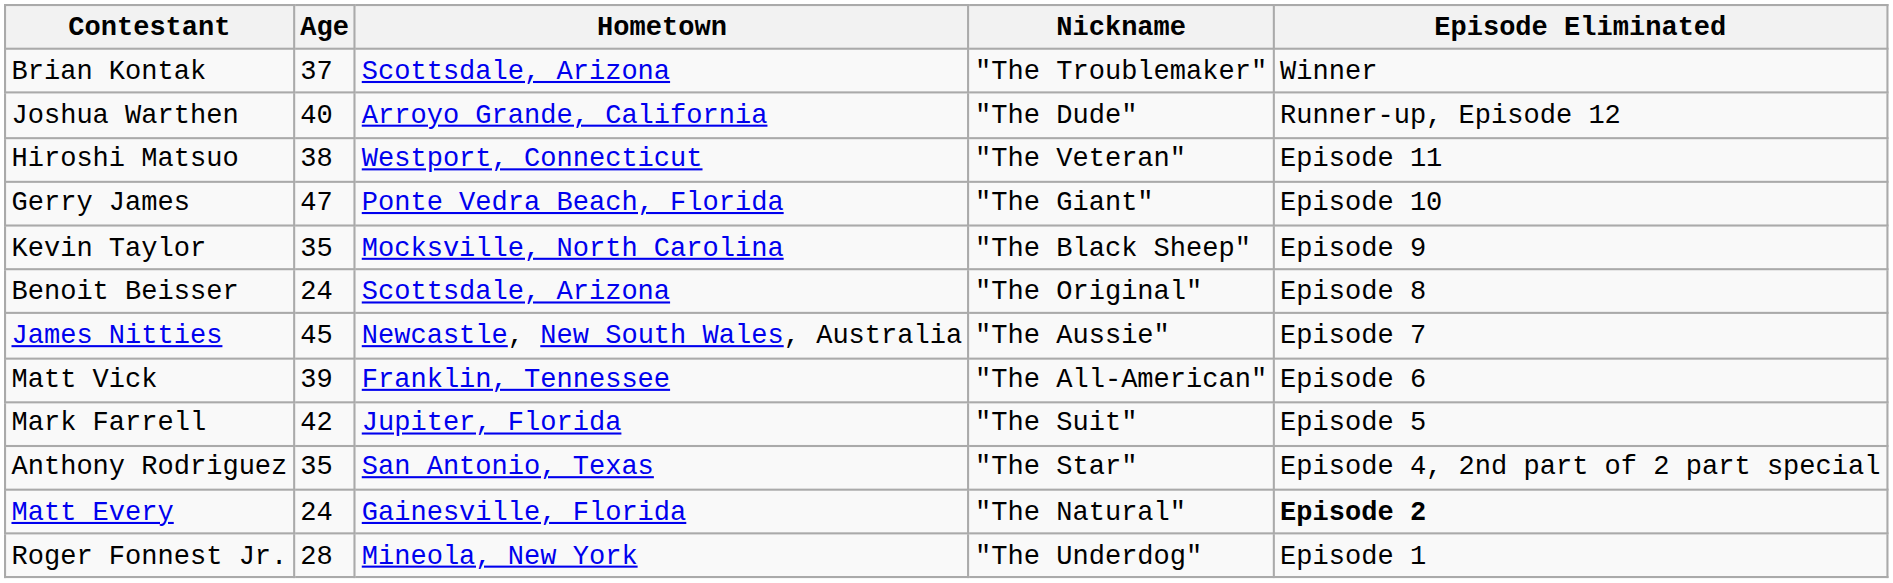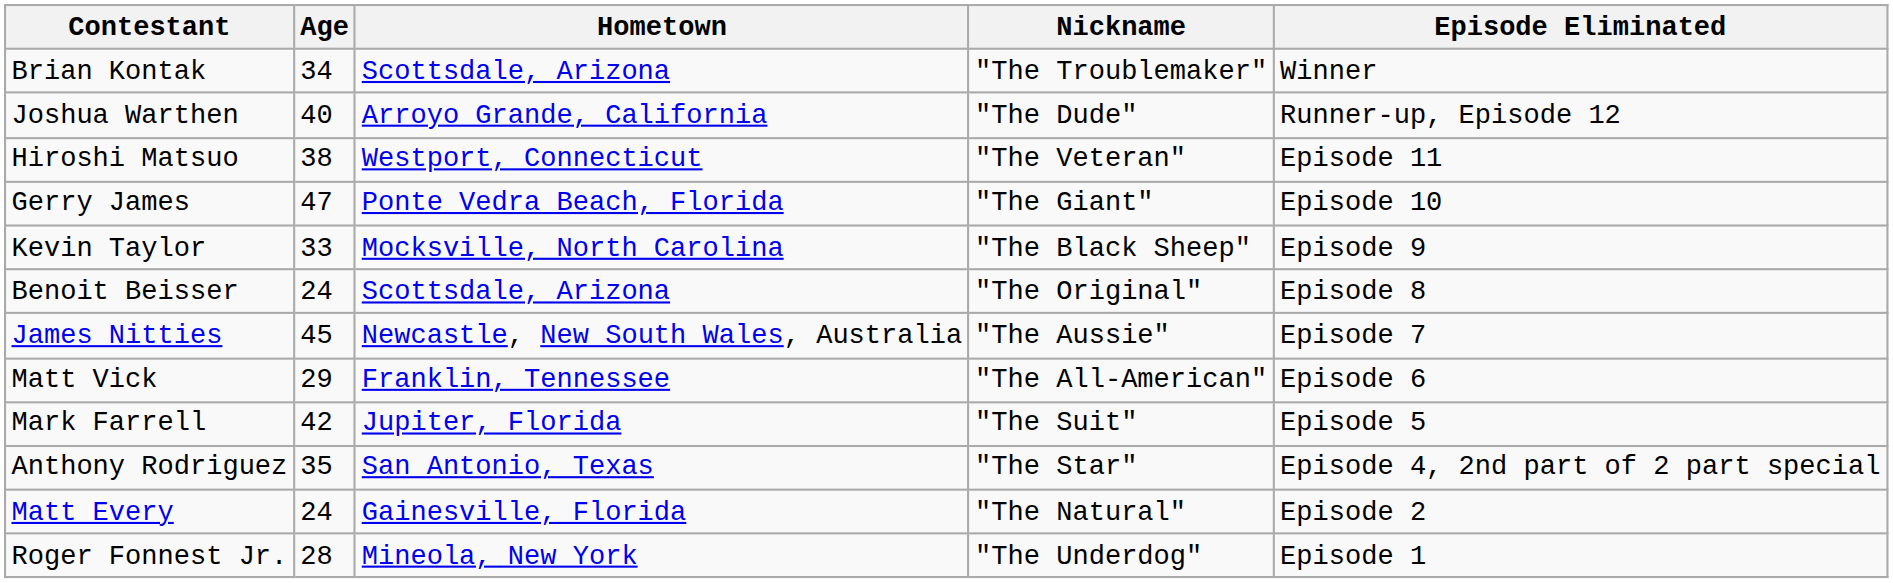(316, 71) 37 -> (316, 71) 34
(316, 247) 35 -> (316, 247) 33
(316, 380) 39 -> (316, 380) 29
(1353, 512) bold -> (1353, 512) normal
